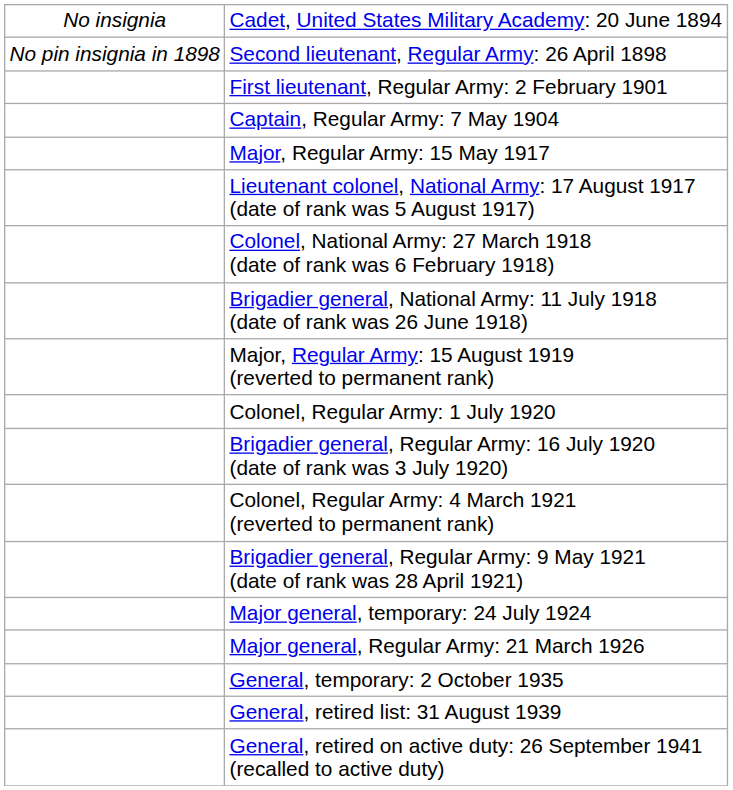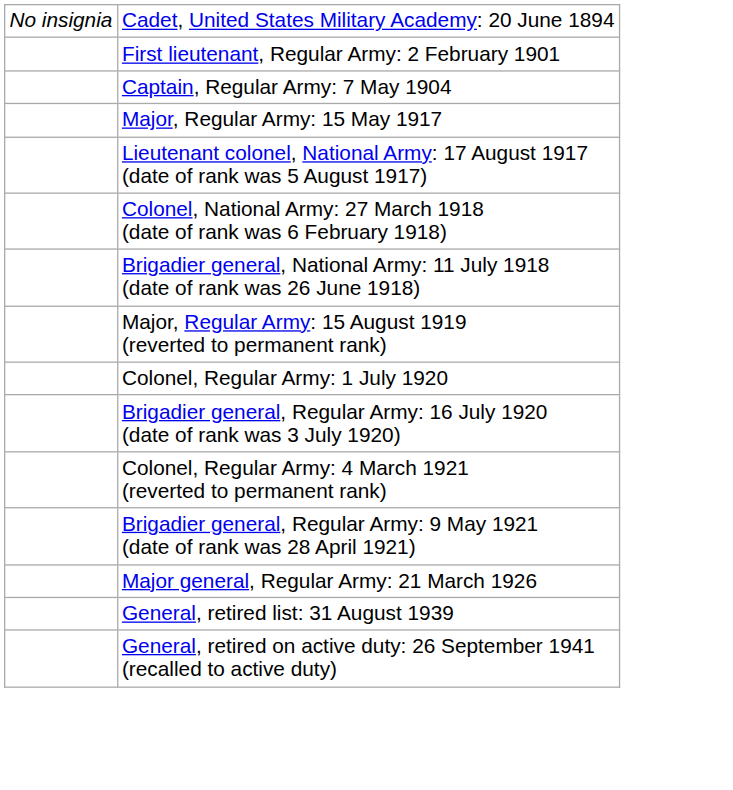- row: (448, 53)
- row: (410, 613)
- row: (397, 679)
